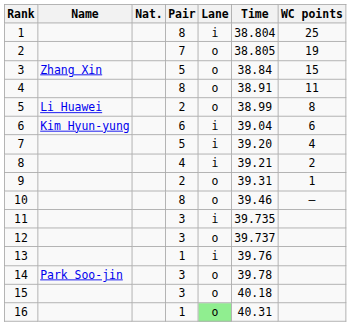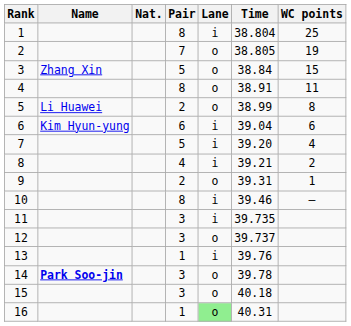(215, 200) o -> (215, 200) i
(81, 275) normal -> (81, 275) bold
